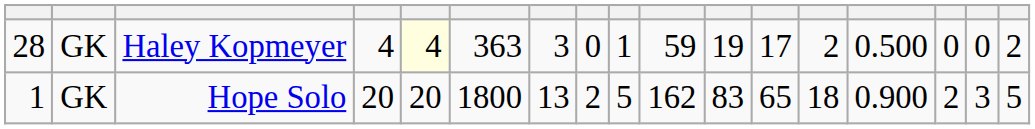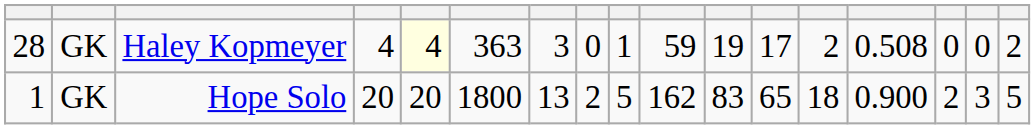(891, 45) 0.500 -> (891, 45) 0.508
